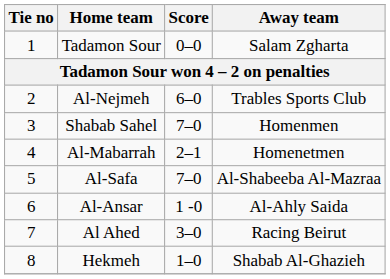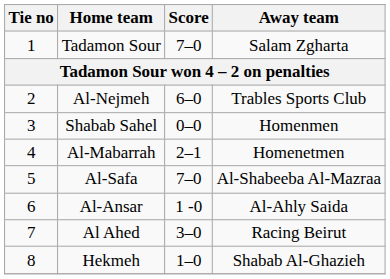(189, 44) 0–0 -> (189, 44) 7–0
(189, 125) 7–0 -> (189, 125) 0–0
